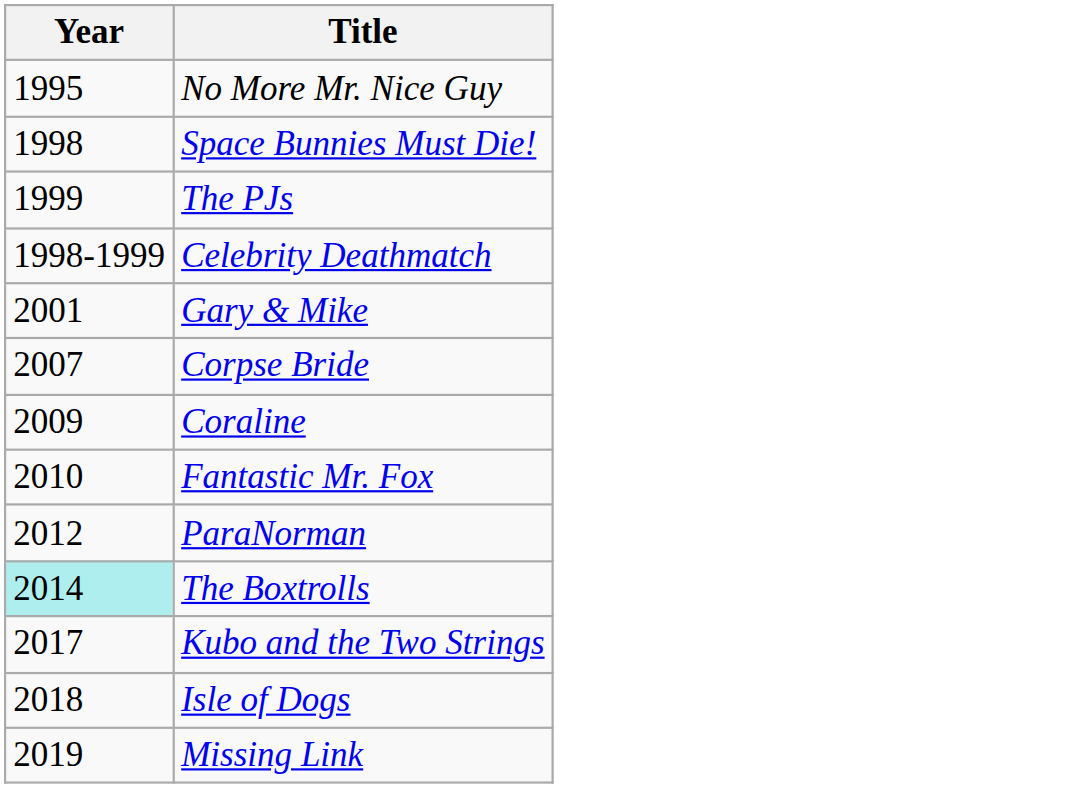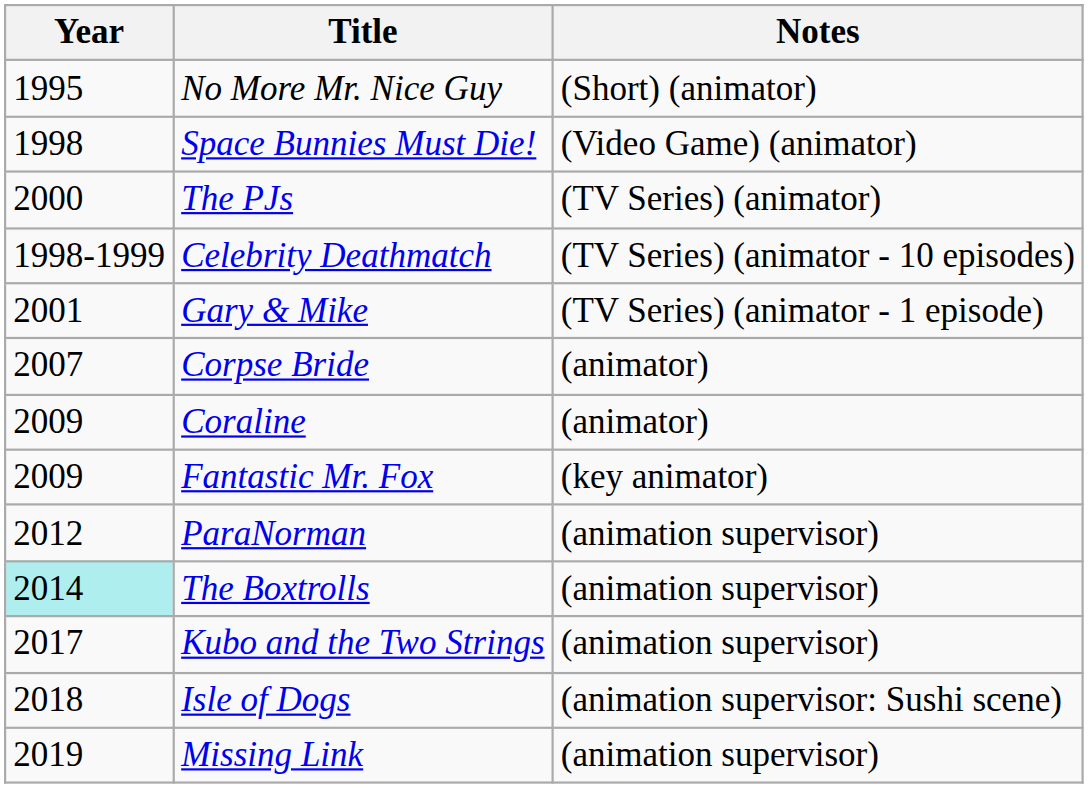+ column: (818, 32)
(48, 198) 1999 -> (48, 198) 2000
(48, 476) 2010 -> (48, 476) 2009
